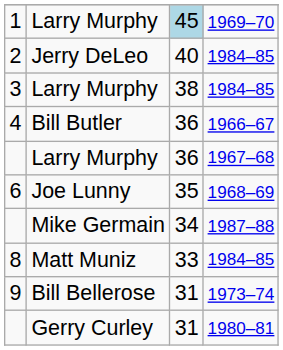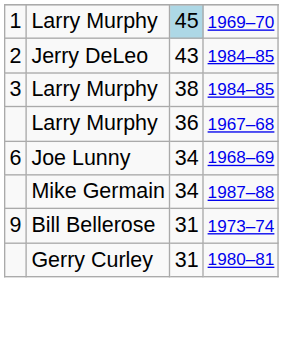(187, 55) 40 -> (187, 55) 43
- row: (16, 123)
(187, 191) 35 -> (187, 157) 34
- row: (16, 259)
